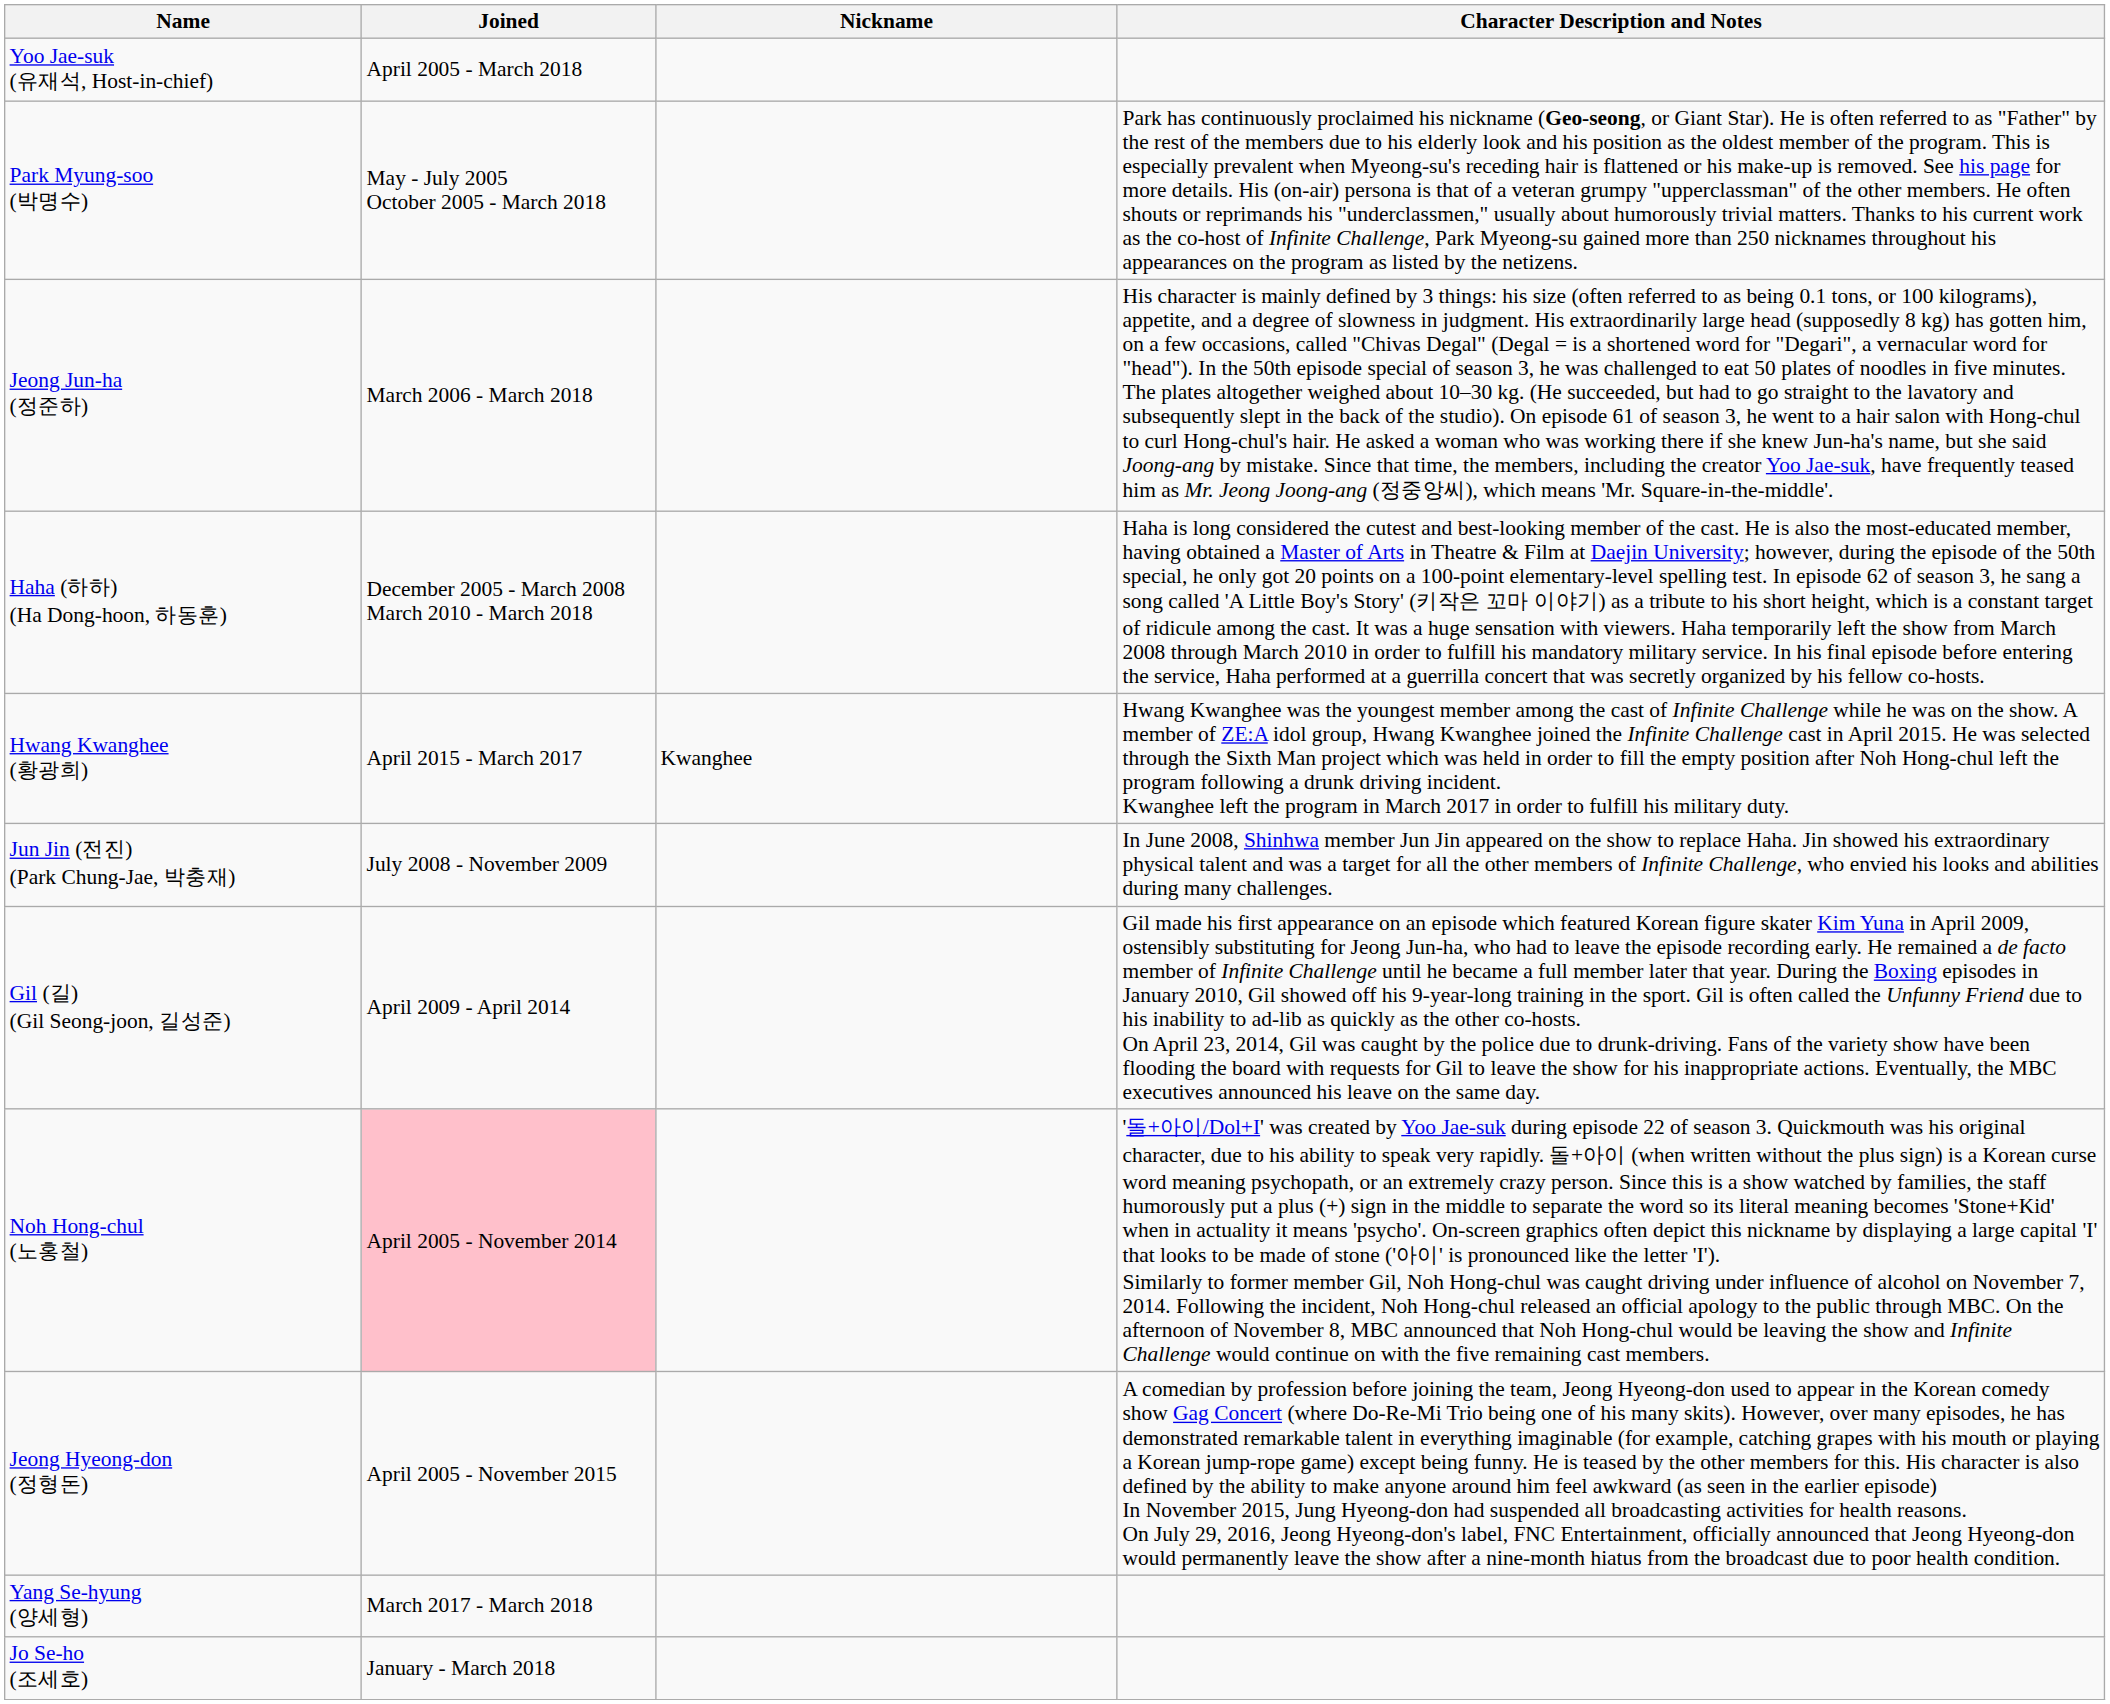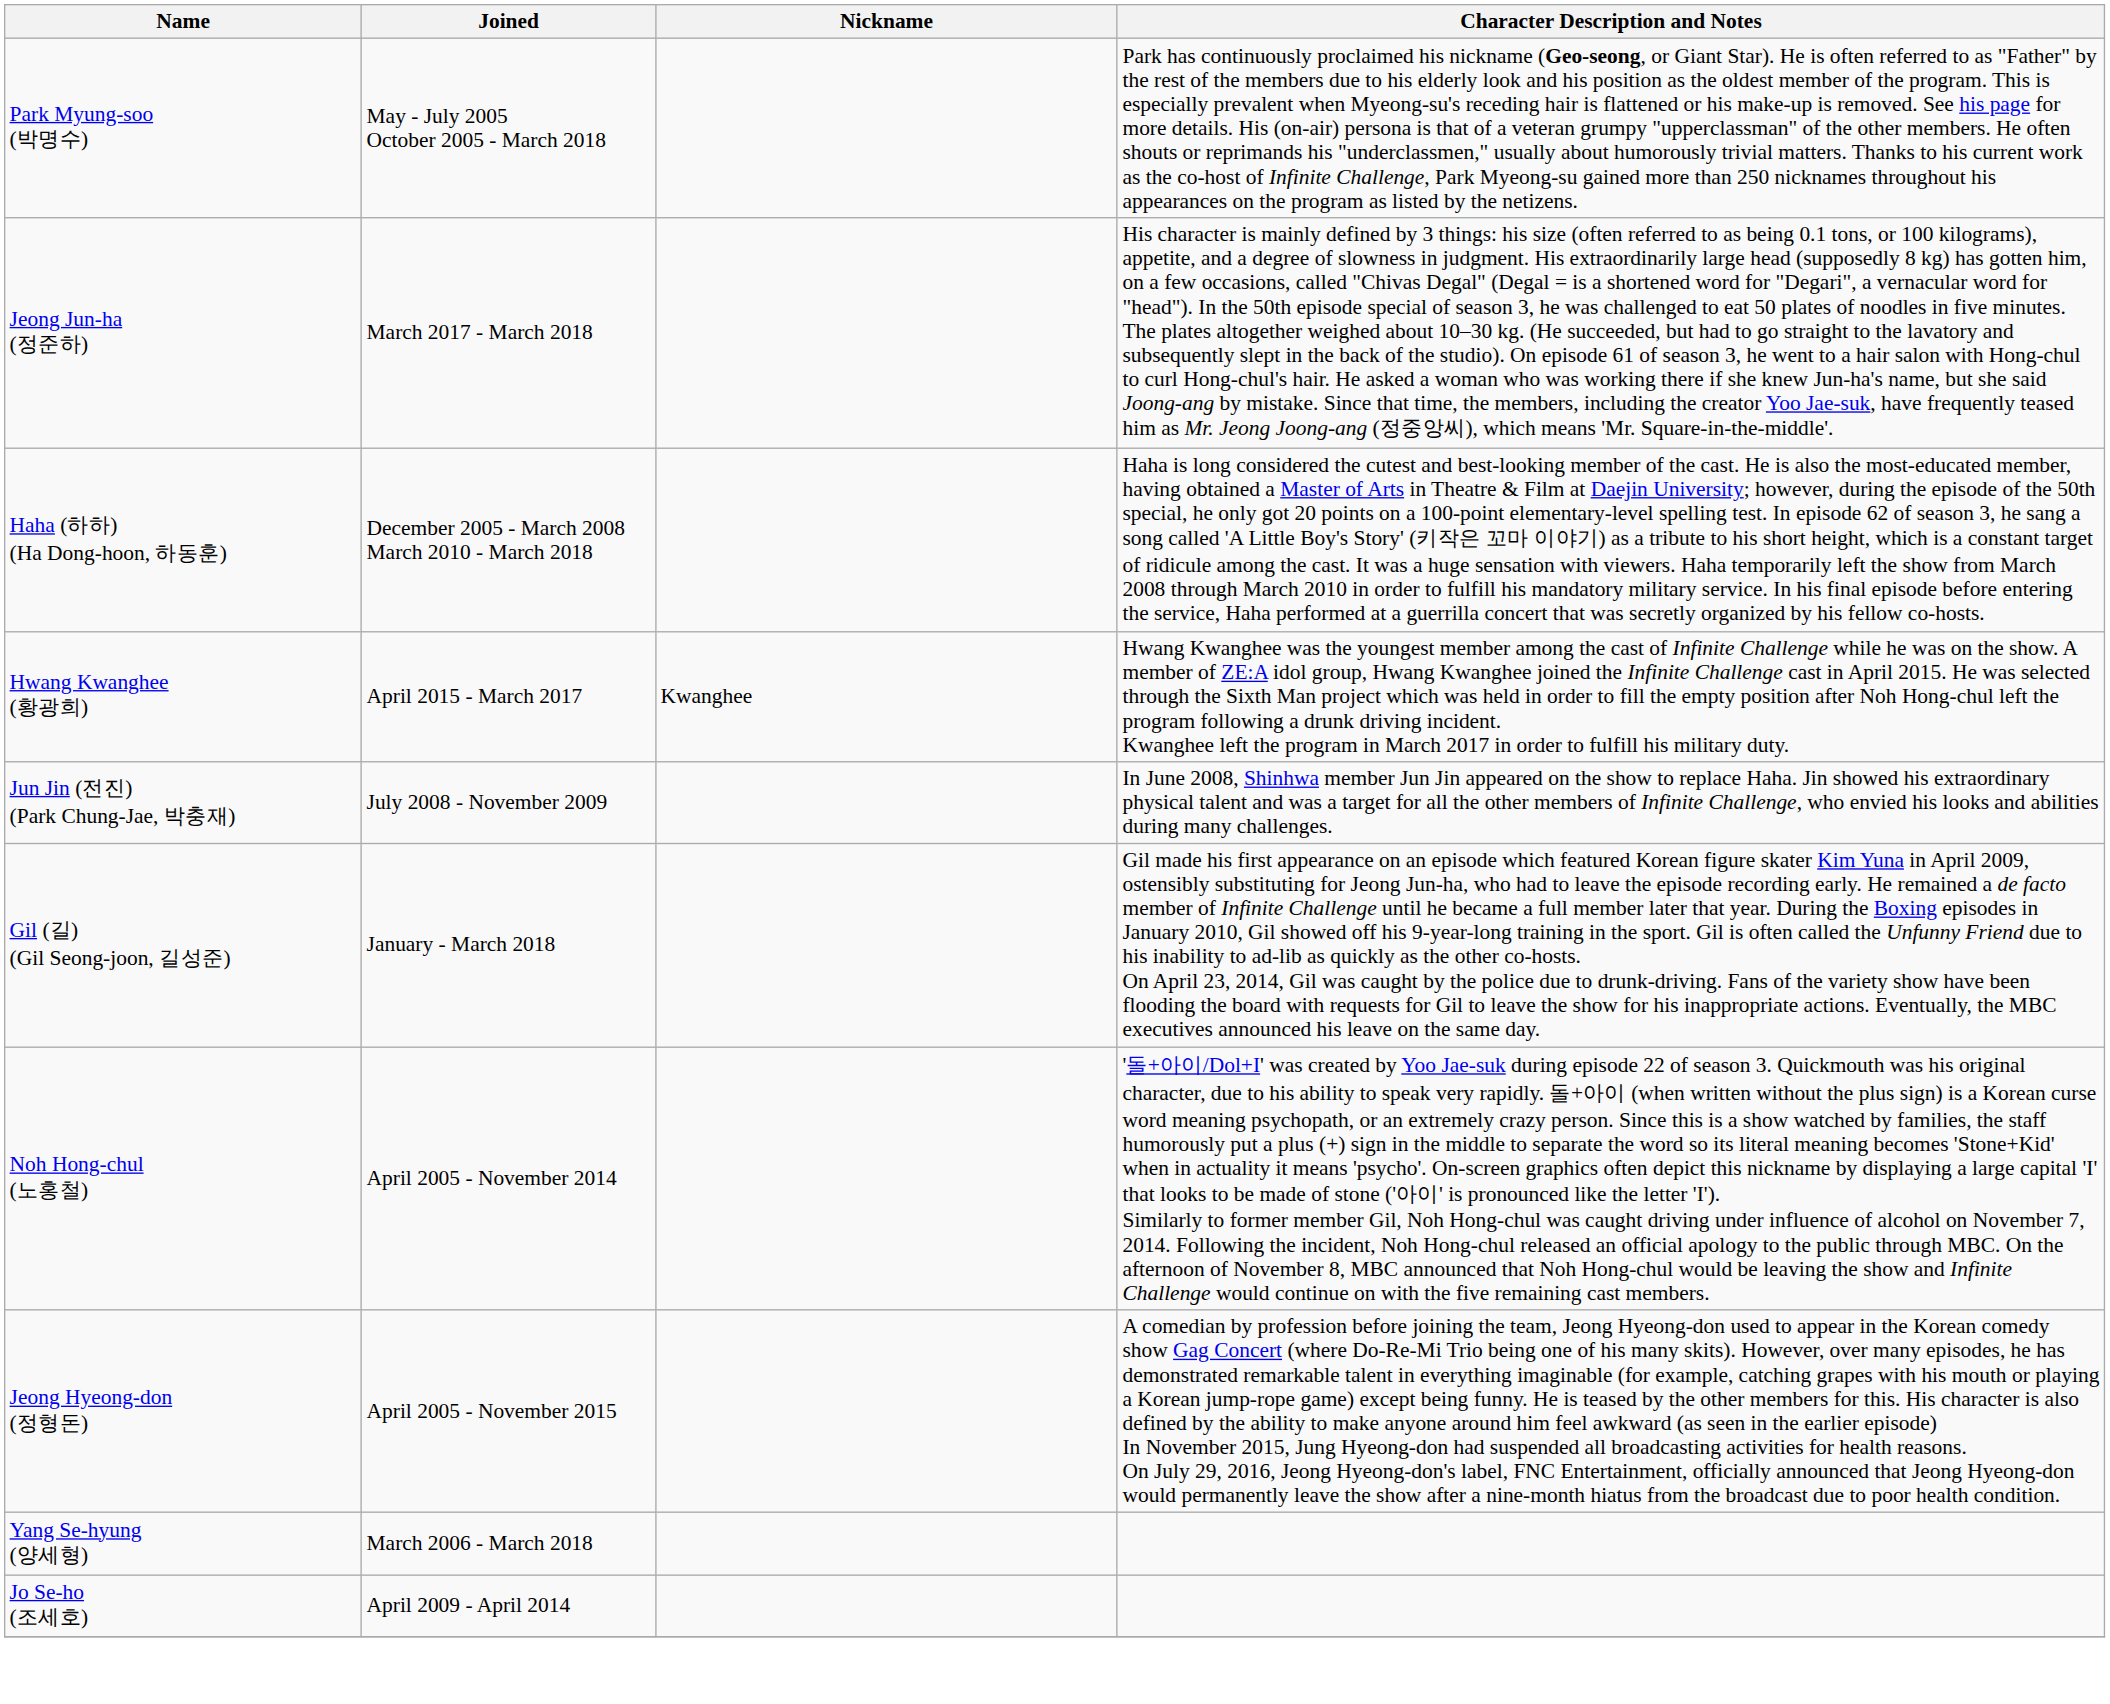- row: (111, 68)
(480, 394) March 2006 - March 2018 -> (480, 332) March 2017 - March 2018
(468, 1007) April 2009 - April 2014 -> (461, 945) January - March 2018
(492, 1240) pink background -> (492, 1178) no background
(480, 1605) March 2017 - March 2018 -> (480, 1543) March 2006 - March 2018
(461, 1667) January - March 2018 -> (468, 1605) April 2009 - April 2014
